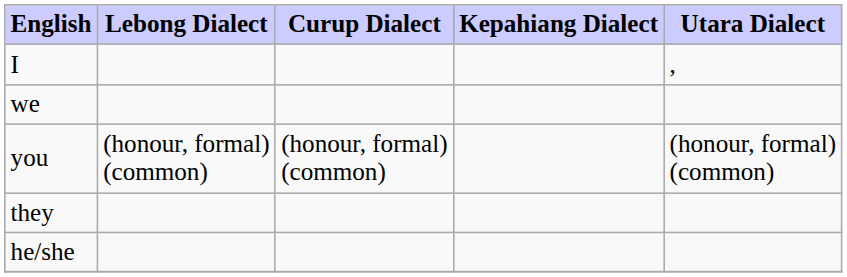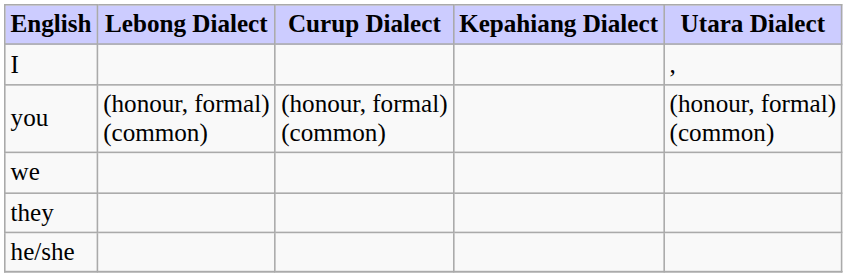rows swapped: (29, 158) <-> (25, 104)
